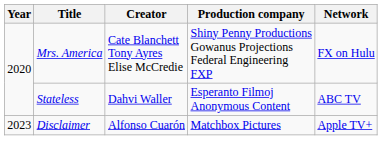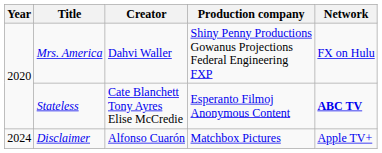(145, 53) Cate Blanchett Tony Ayres Elise McCredie -> (140, 53) Dahvi Waller
(140, 99) Dahvi Waller -> (145, 106) Cate Blanchett Tony Ayres Elise McCredie
(339, 99) normal -> (340, 106) bold
(19, 125) 2023 -> (19, 138) 2024
